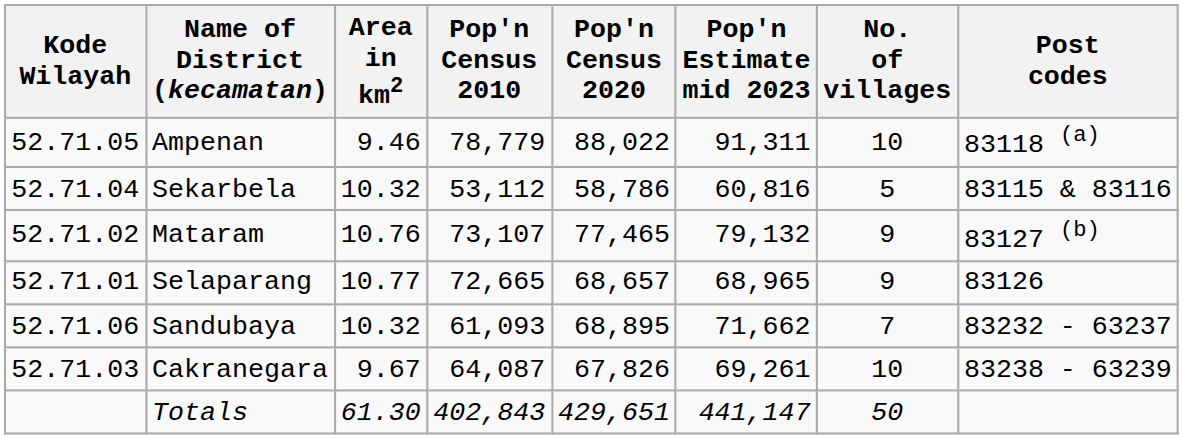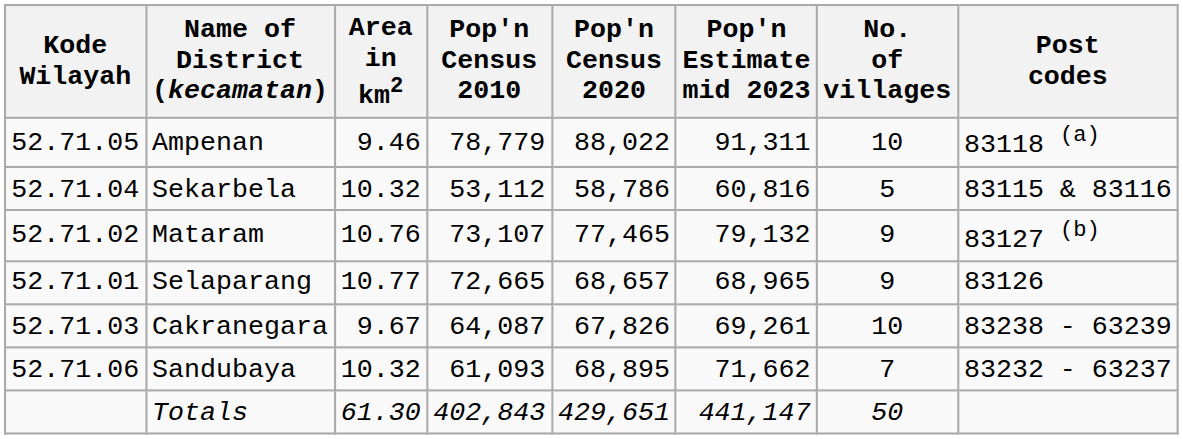rows swapped: (240, 369) <-> (224, 326)
